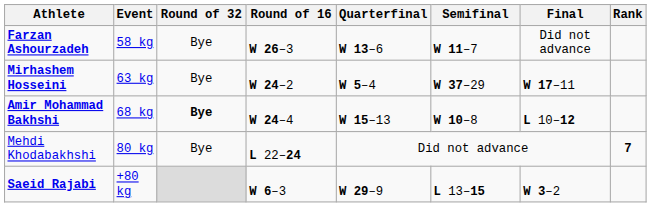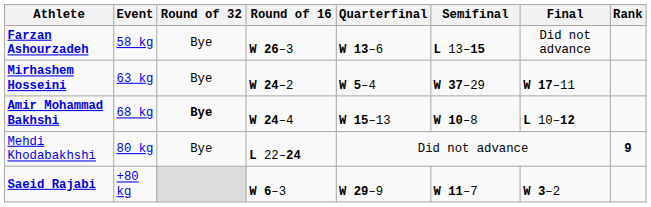(456, 50) W 11–7 -> (459, 50) L 13–15
(628, 149) 7 -> (628, 149) 9
(459, 191) L 13–15 -> (456, 191) W 11–7
